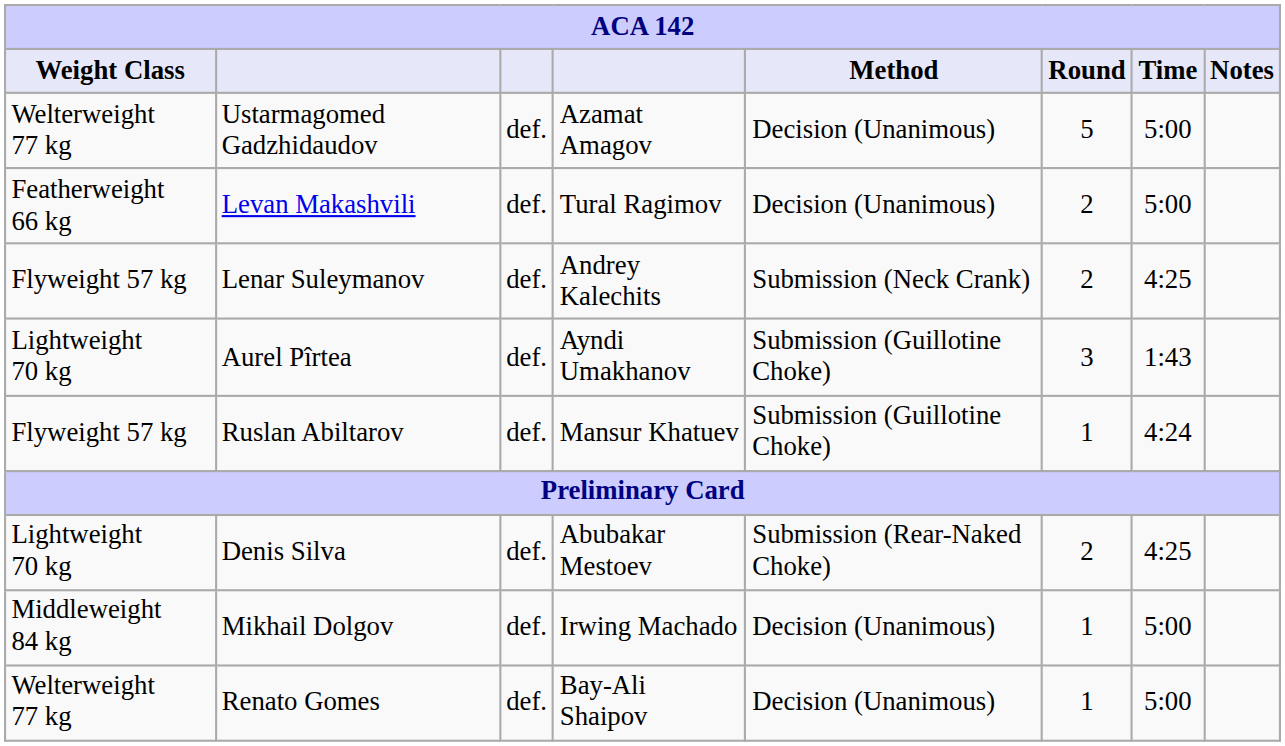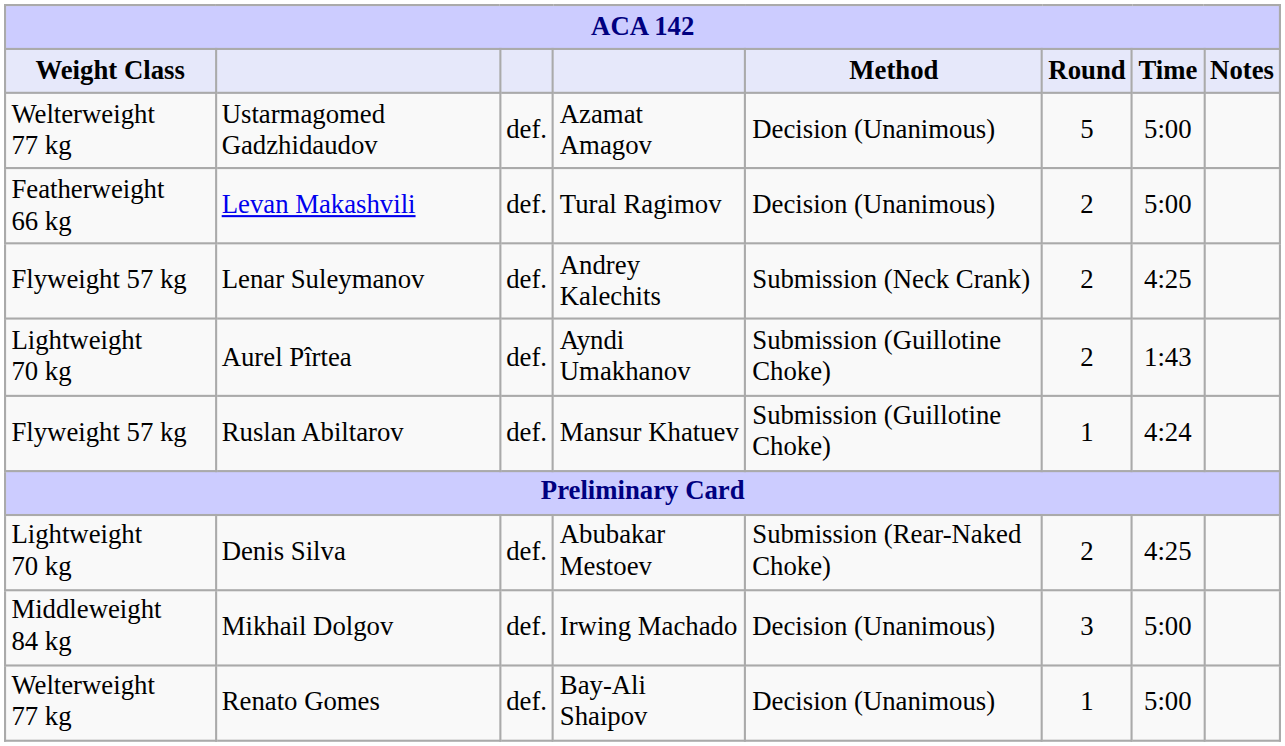(1087, 356) 3 -> (1087, 356) 2
(1087, 626) 1 -> (1087, 626) 3
